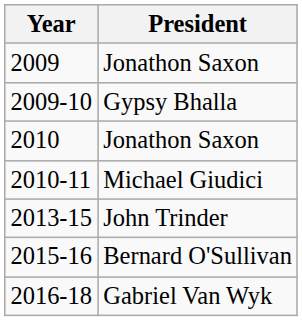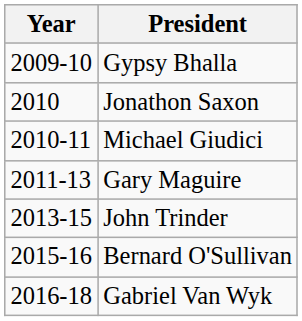- row: (35, 62)
+ row: (51, 179)
